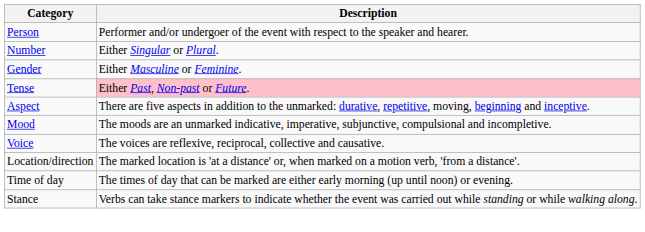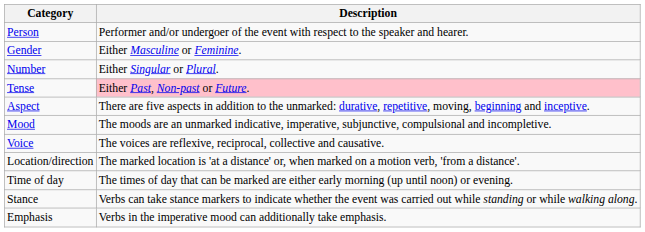rows swapped: (26, 50) <-> (24, 69)
+ row: (30, 217)
